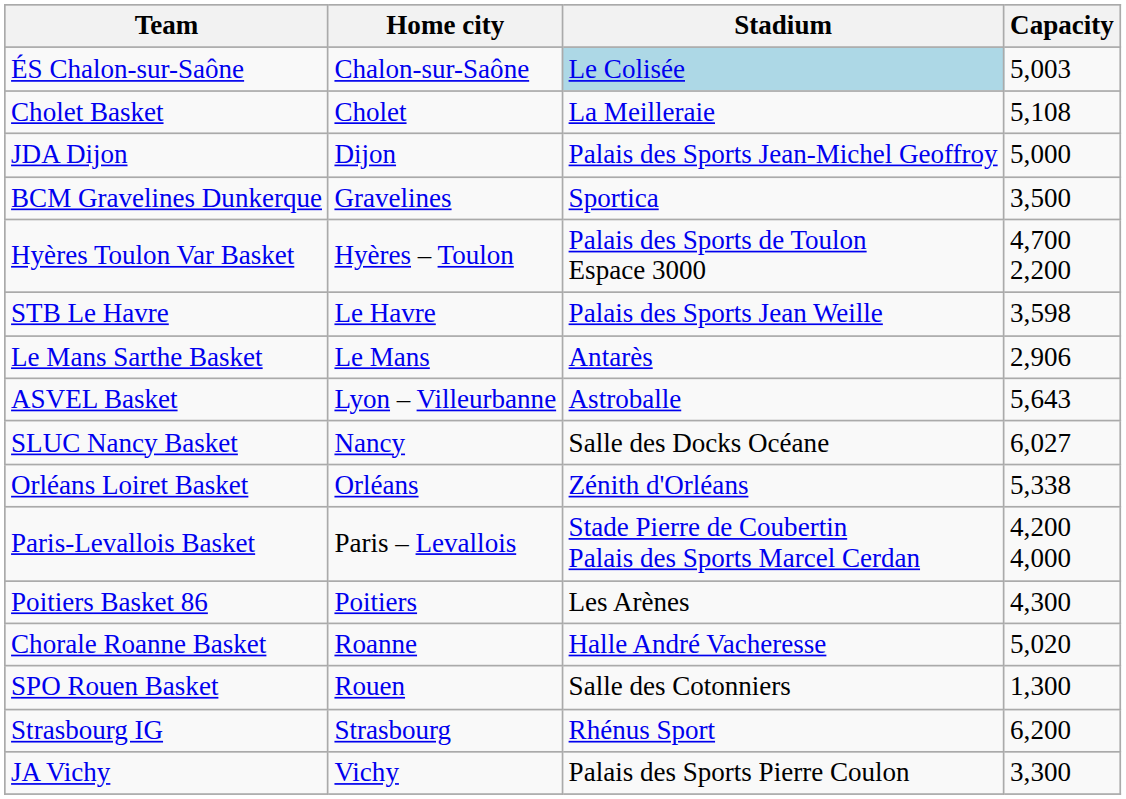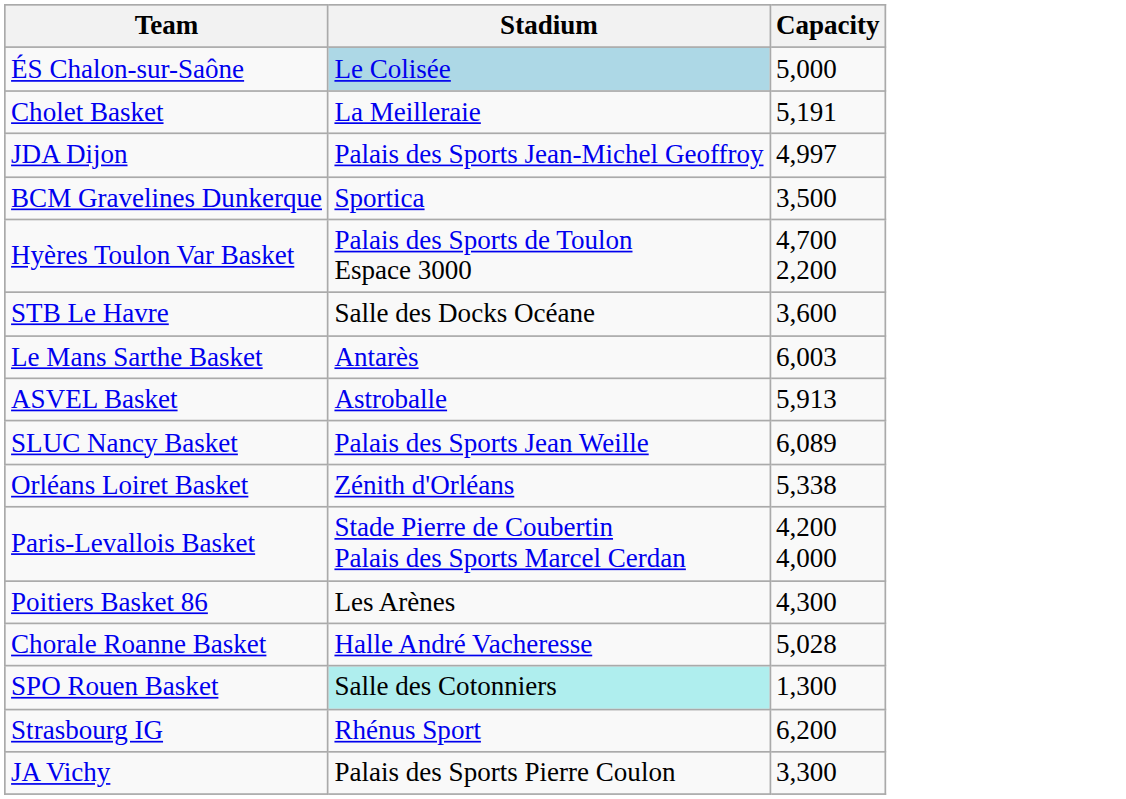- column: (445, 25)
(1041, 68) 5,003 -> (806, 68) 5,000
(1041, 111) 5,108 -> (806, 111) 5,191
(1041, 154) 5,000 -> (806, 154) 4,997
(726, 313) Palais des Sports Jean Weille -> (465, 313) Salle des Docks Océane
(1041, 313) 3,598 -> (806, 313) 3,600
(1041, 356) 2,906 -> (806, 356) 6,003
(1041, 399) 5,643 -> (806, 399) 5,913
(699, 442) Salle des Docks Océane -> (492, 442) Palais des Sports Jean Weille
(1041, 442) 6,027 -> (806, 442) 6,089
(1041, 644) 5,020 -> (806, 644) 5,028
(680, 687) no background -> (446, 687) paleturquoise background
